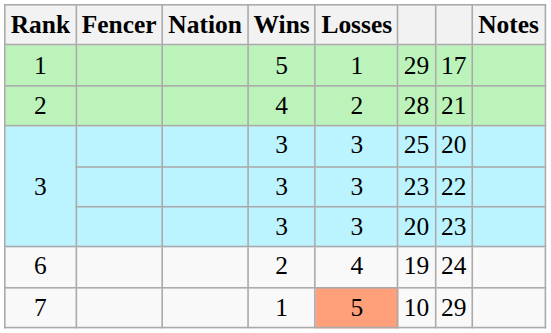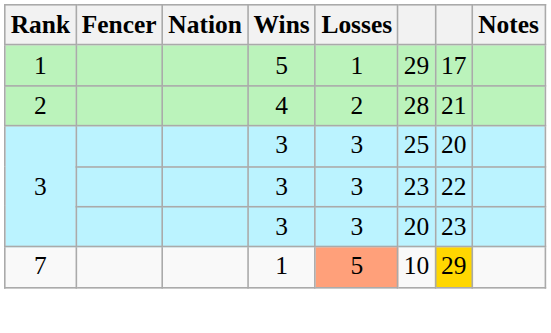- row: (40, 266)
(454, 307) no background -> (454, 266) gold background
